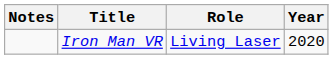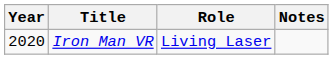columns swapped: (306, 17) <-> (31, 17)
